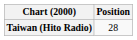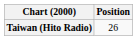(113, 27) 28 -> (113, 27) 26
